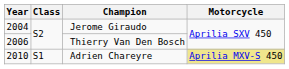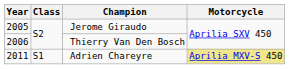(17, 27) 2004 -> (17, 27) 2005
(17, 56) 2010 -> (17, 56) 2011
